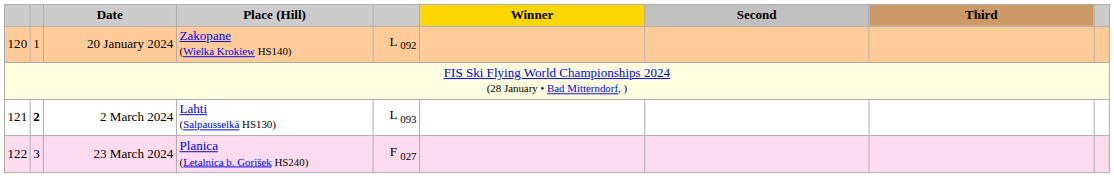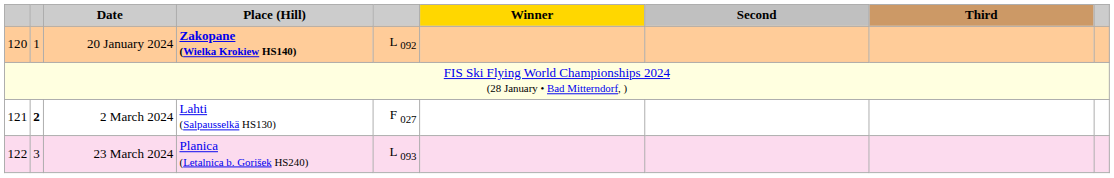(236, 43) normal -> (238, 43) bold
(403, 116) L 093 -> (403, 116) F 027
(403, 153) F 027 -> (403, 153) L 093
